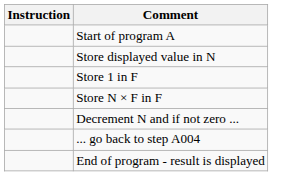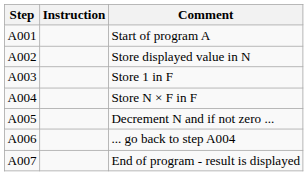+ column: (22, 14)
